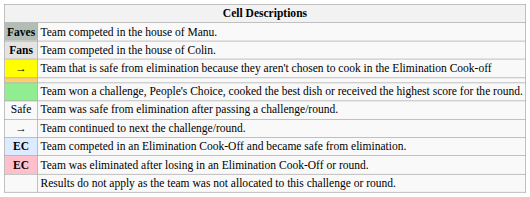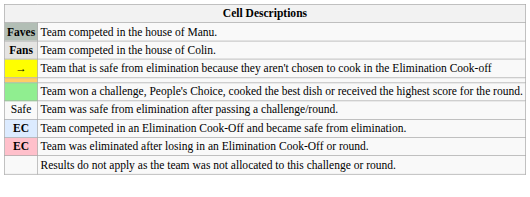- row: (143, 128)
